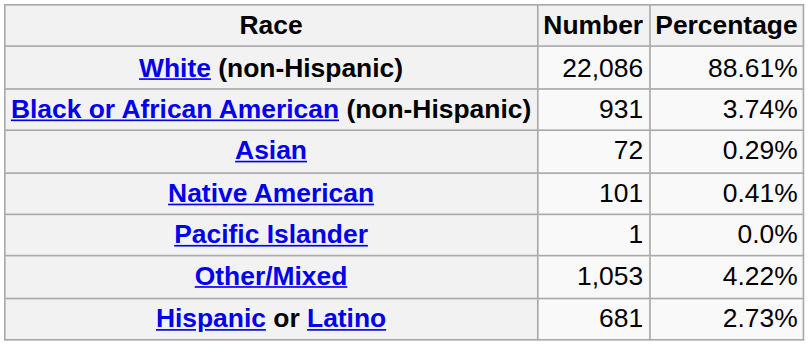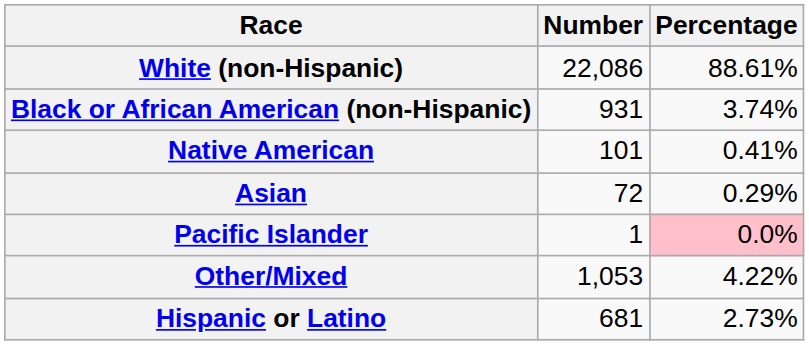rows swapped: (271, 192) <-> (271, 151)
(768, 234) no background -> (768, 234) pink background
